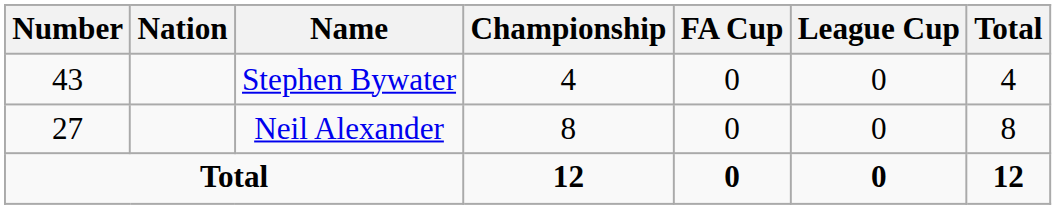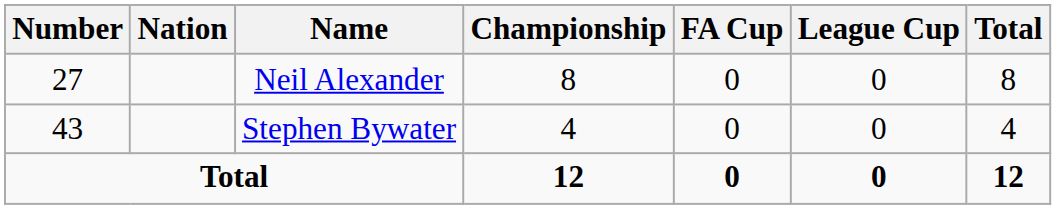rows swapped: (349, 128) <-> (349, 78)
